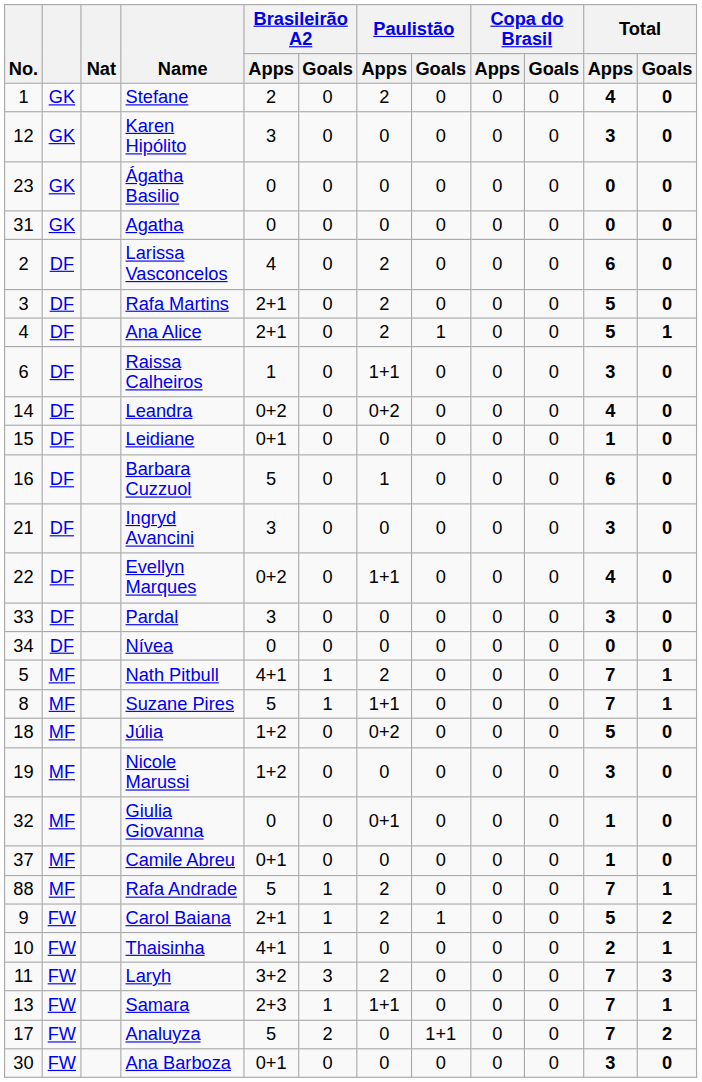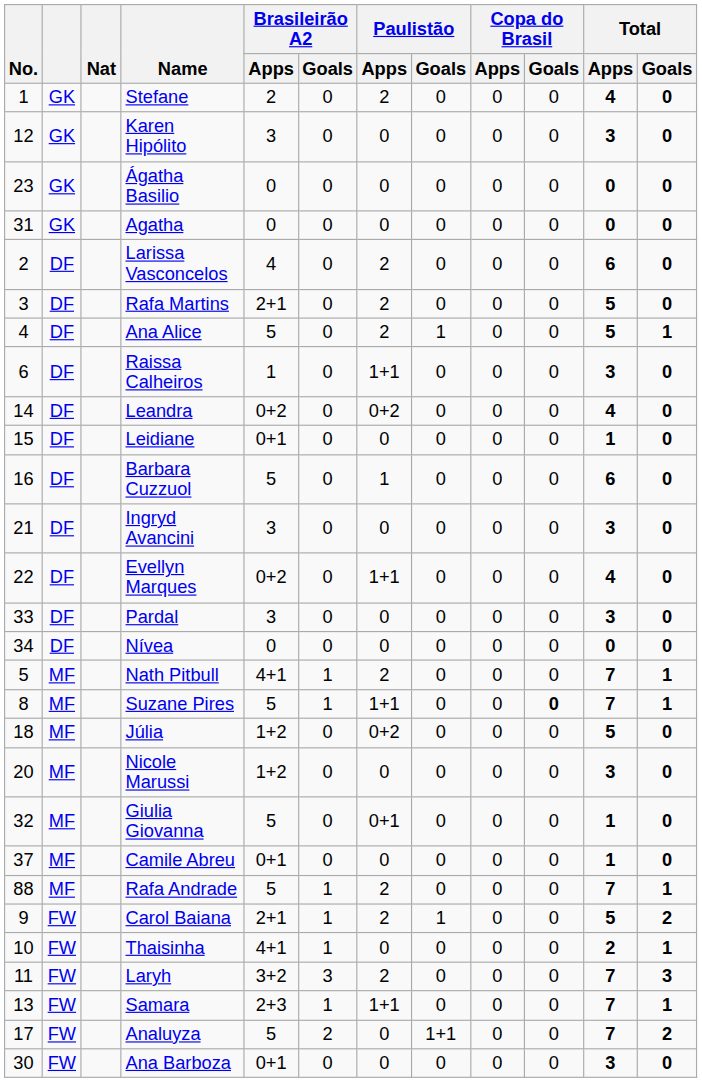(271, 332) 2+1 -> (271, 332) 5
(554, 703) normal -> (554, 703) bold
(23, 771) 19 -> (23, 771) 20
(271, 821) 0 -> (271, 821) 5
